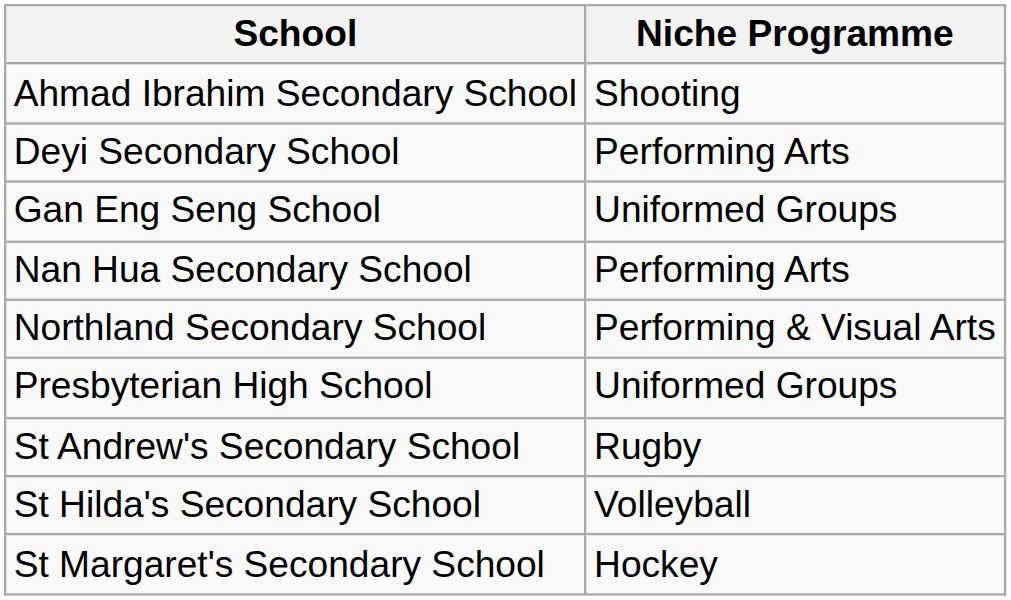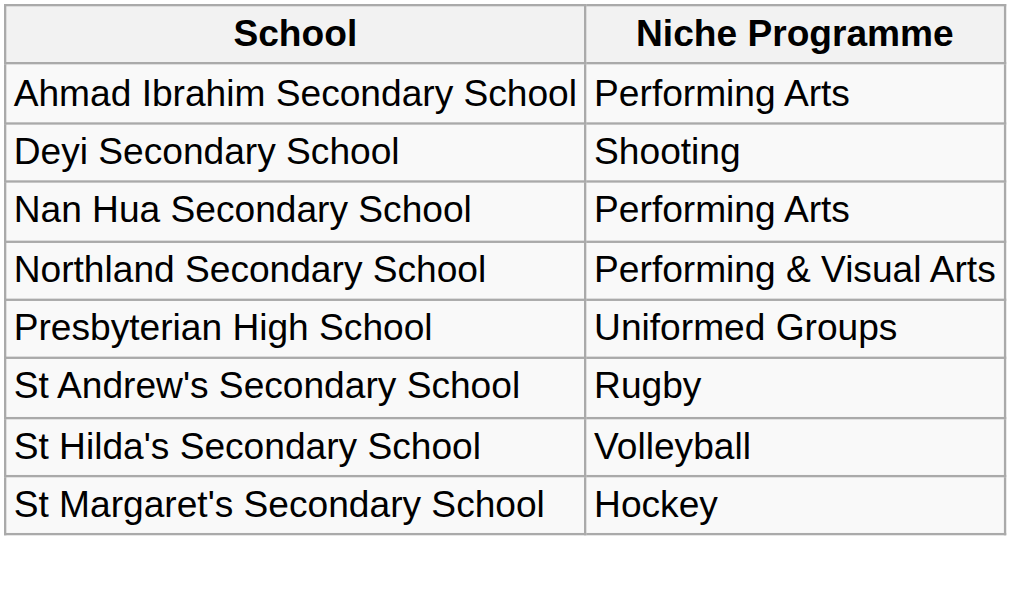(667, 92) Shooting -> (722, 92) Performing Arts
(722, 151) Performing Arts -> (667, 151) Shooting
- row: (197, 210)
